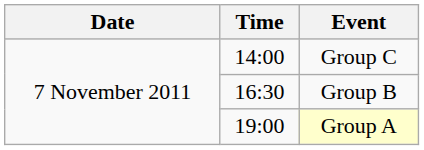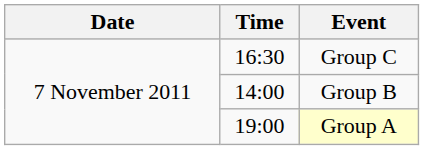(260, 56) 14:00 -> (260, 56) 16:30
(260, 91) 16:30 -> (260, 91) 14:00
